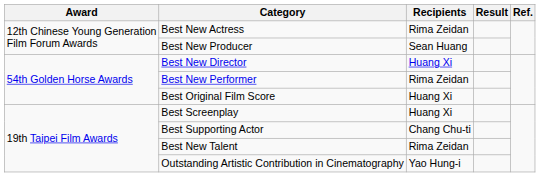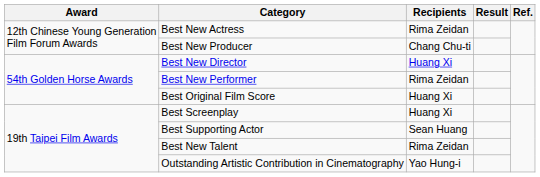(438, 46) Sean Huang -> (440, 46) Chang Chu-ti
(440, 130) Chang Chu-ti -> (438, 130) Sean Huang
